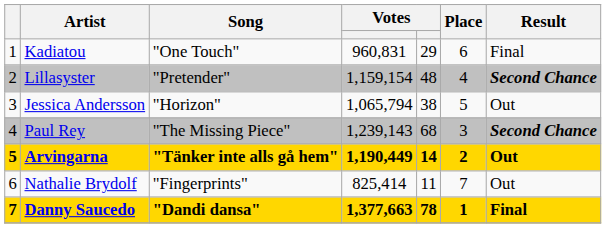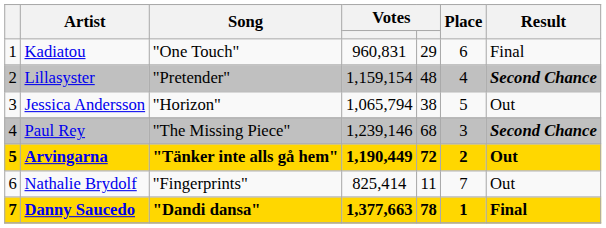(379, 130) 1,239,143 -> (379, 130) 1,239,146
(429, 157) 14 -> (429, 157) 72
